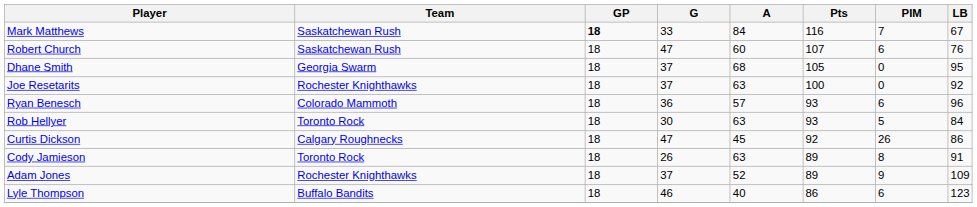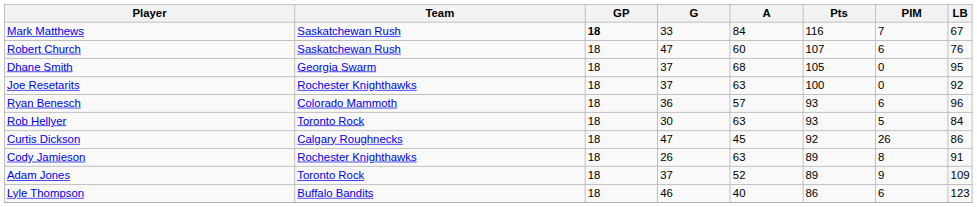(331, 157) Toronto Rock -> (357, 157) Rochester Knighthawks
(357, 175) Rochester Knighthawks -> (331, 175) Toronto Rock
